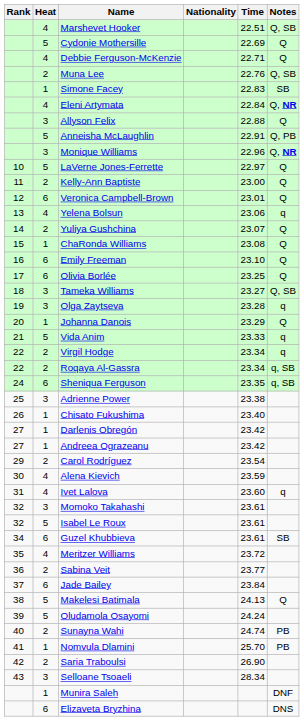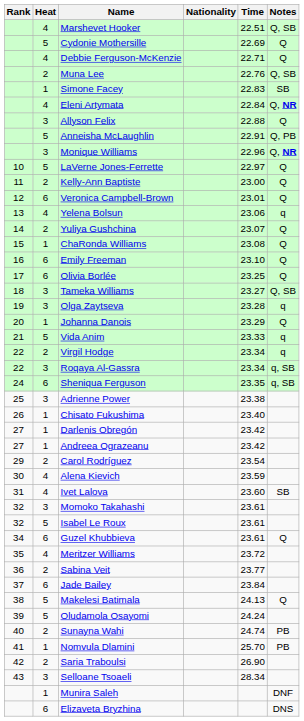(45, 368) 2 -> (45, 368) 3
(283, 492) q -> (283, 492) SB
(283, 538) SB -> (283, 538) Q
